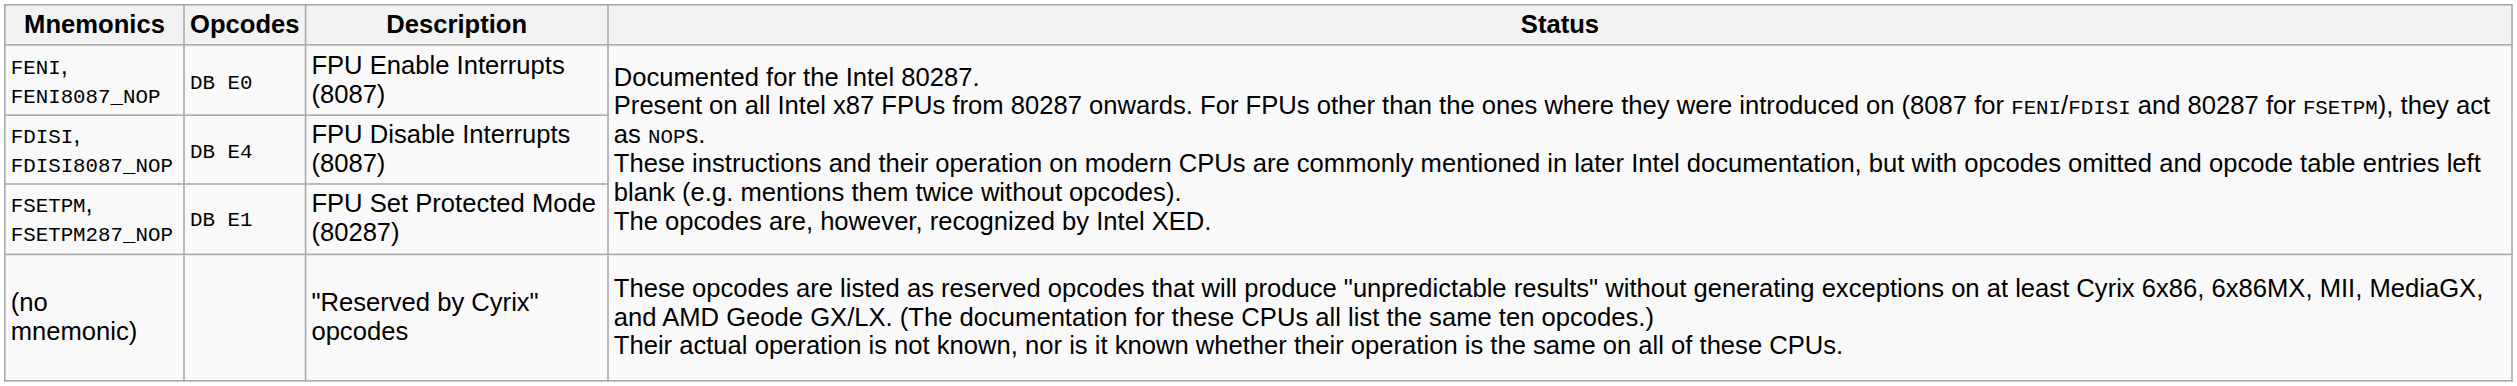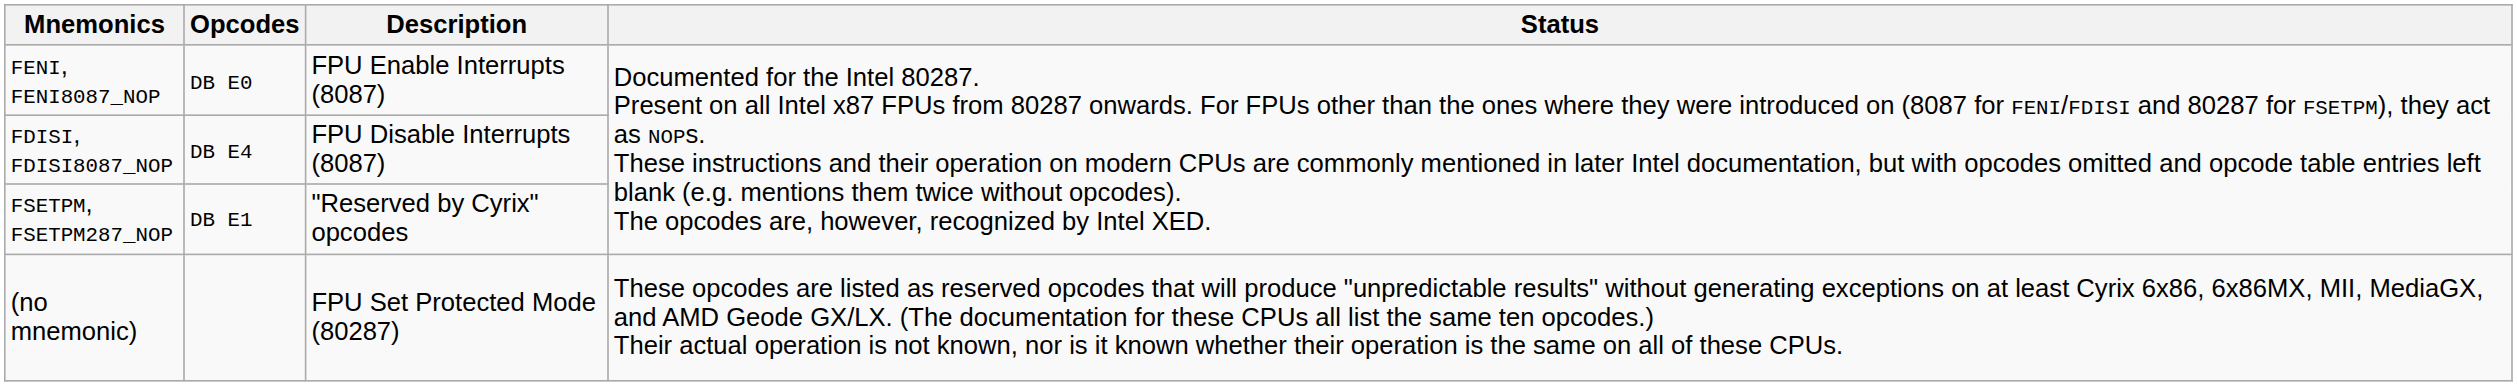(454, 218) FPU Set Protected Mode (80287) -> (425, 218) "Reserved by Cyrix" opcodes
(425, 316) "Reserved by Cyrix" opcodes -> (454, 316) FPU Set Protected Mode (80287)
